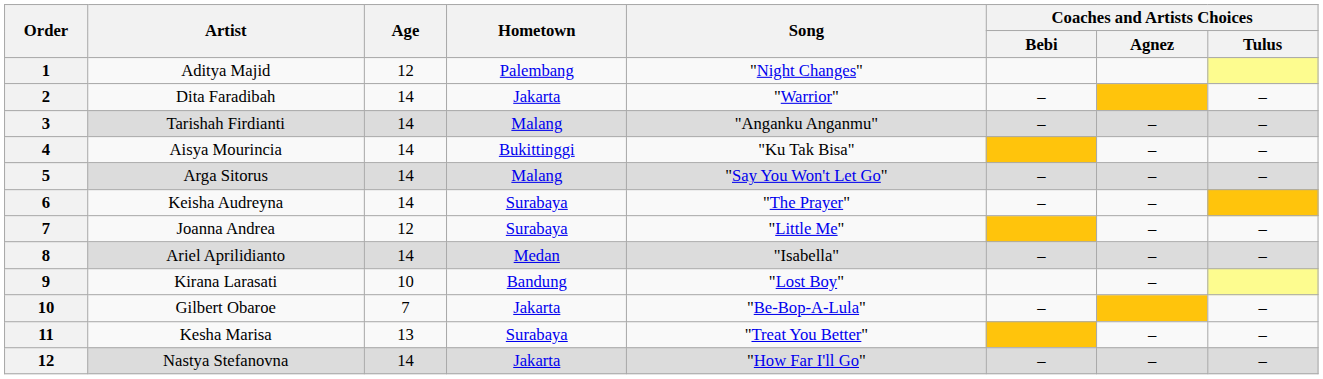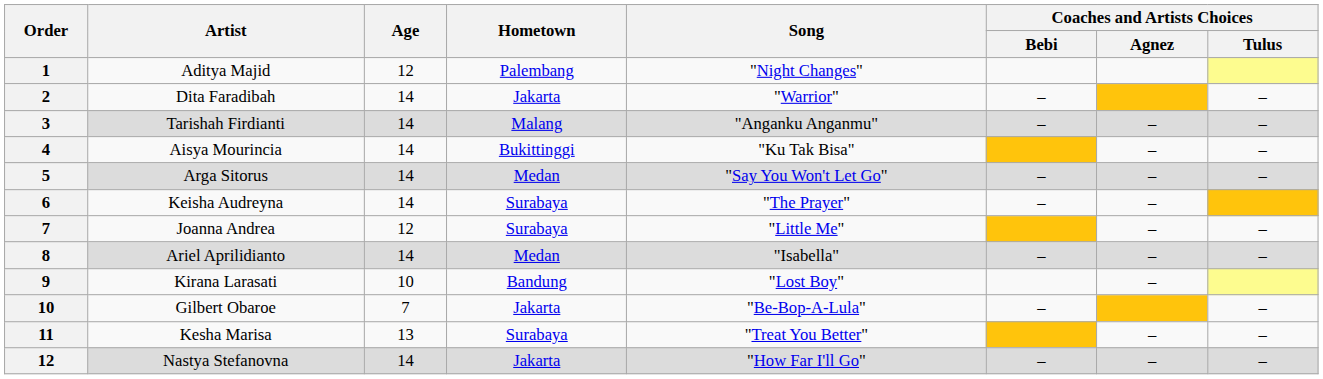(537, 176) Malang -> (537, 176) Medan
